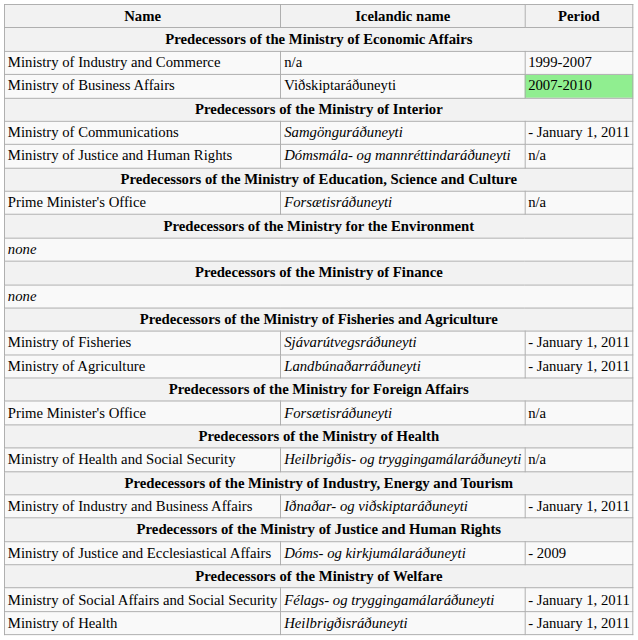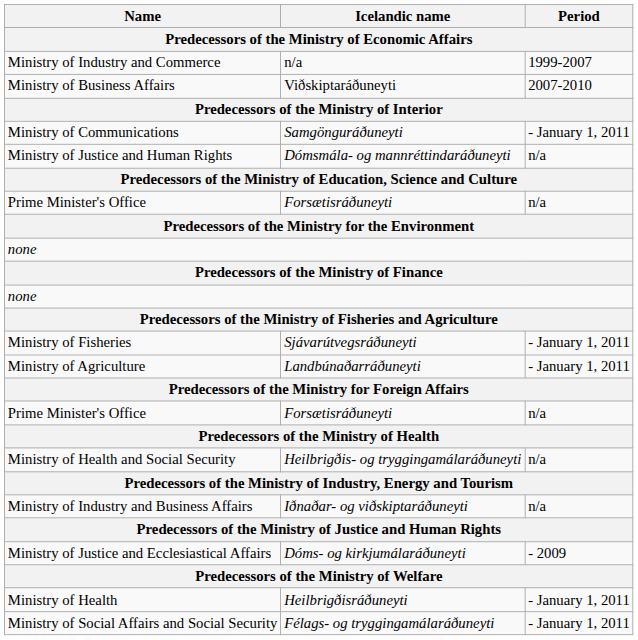(560, 86) lightgreen background -> (560, 86) no background
(579, 506) - January 1, 2011 -> (537, 506) n/a
rows swapped: (143, 599) <-> (63, 623)
